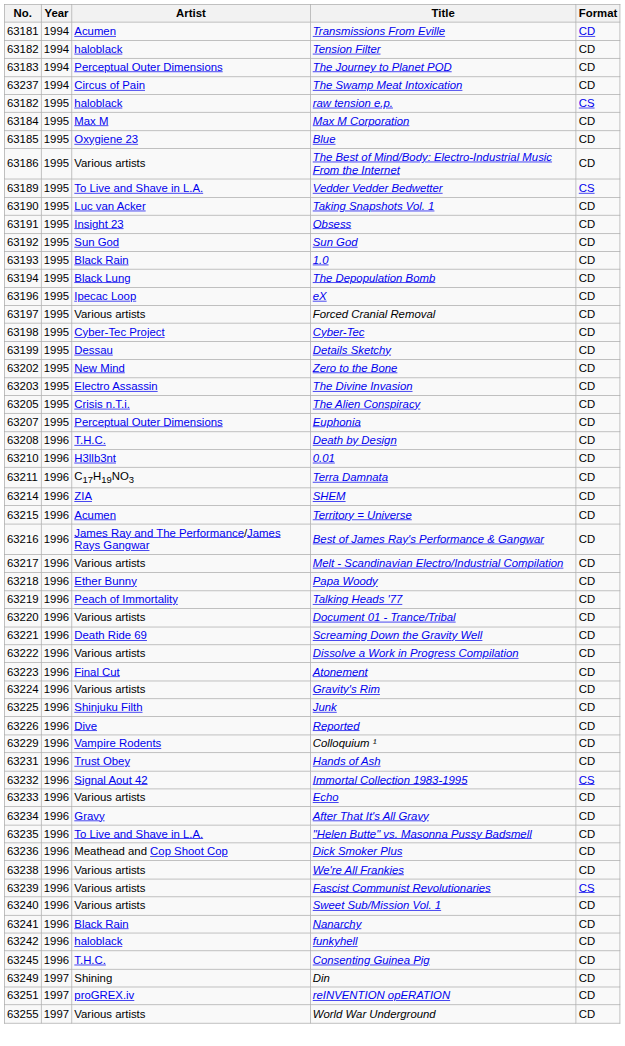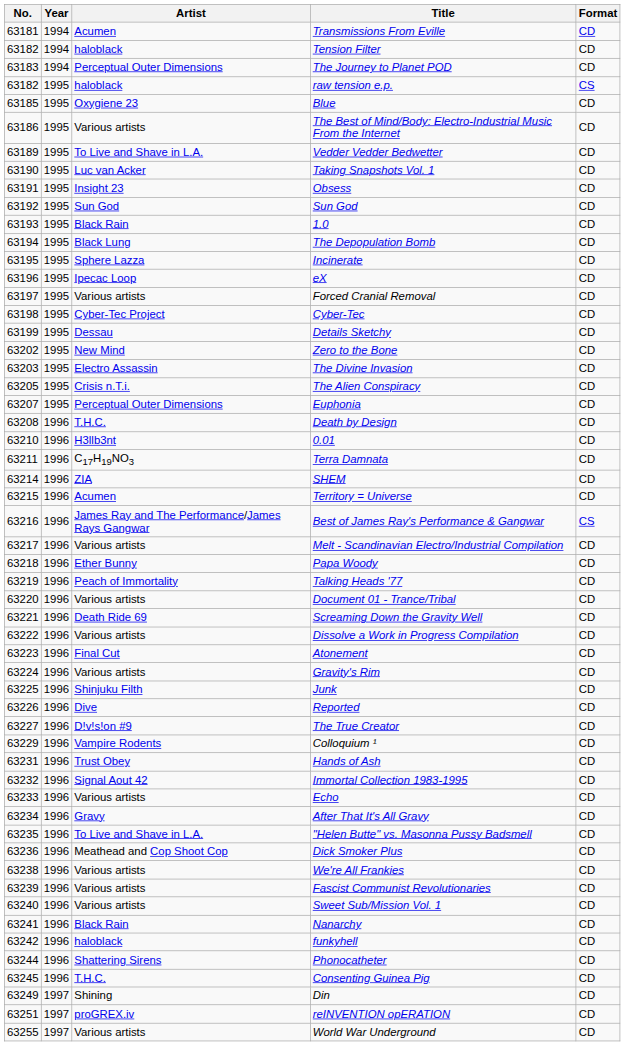- row: (388, 85)
- row: (361, 121)
(587, 188) CS -> (587, 152) CD
+ row: (338, 260)
(587, 539) CD -> (587, 521) CS
+ row: (356, 725)
(587, 779) CS -> (587, 779) CD
(587, 888) CS -> (587, 888) CD
+ row: (350, 960)
